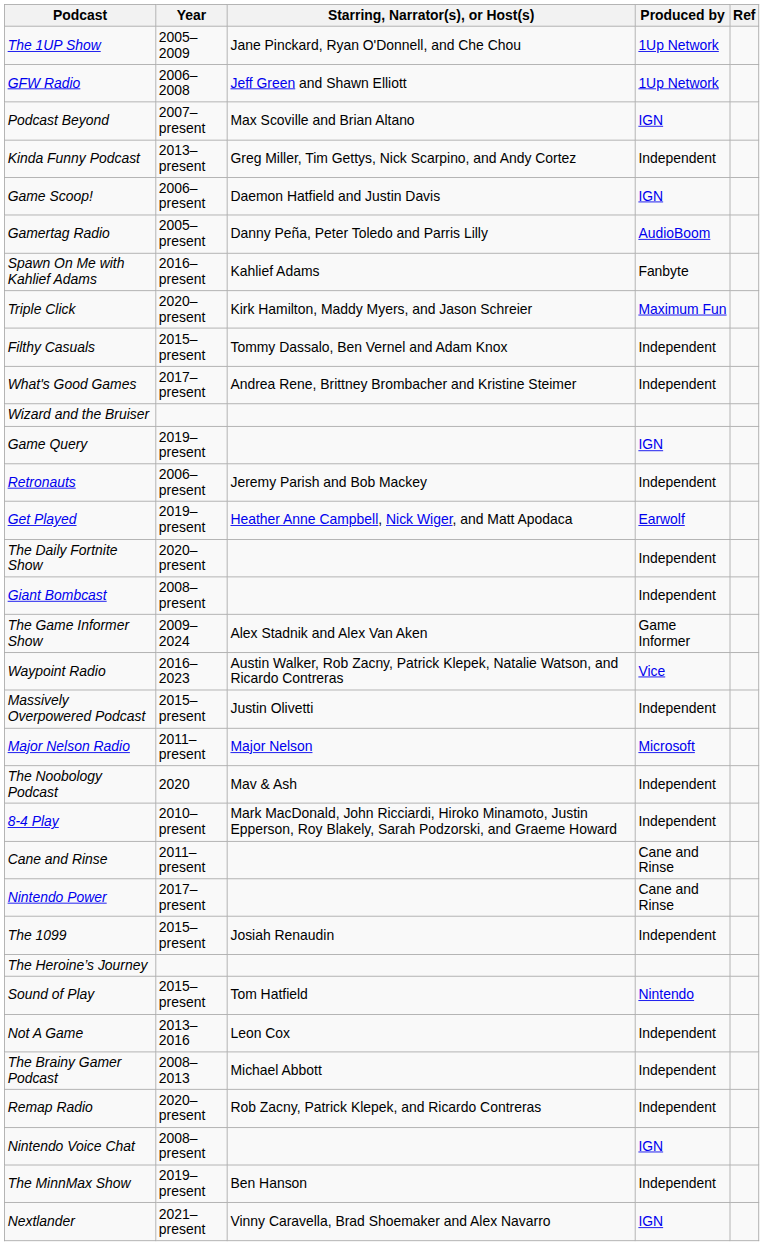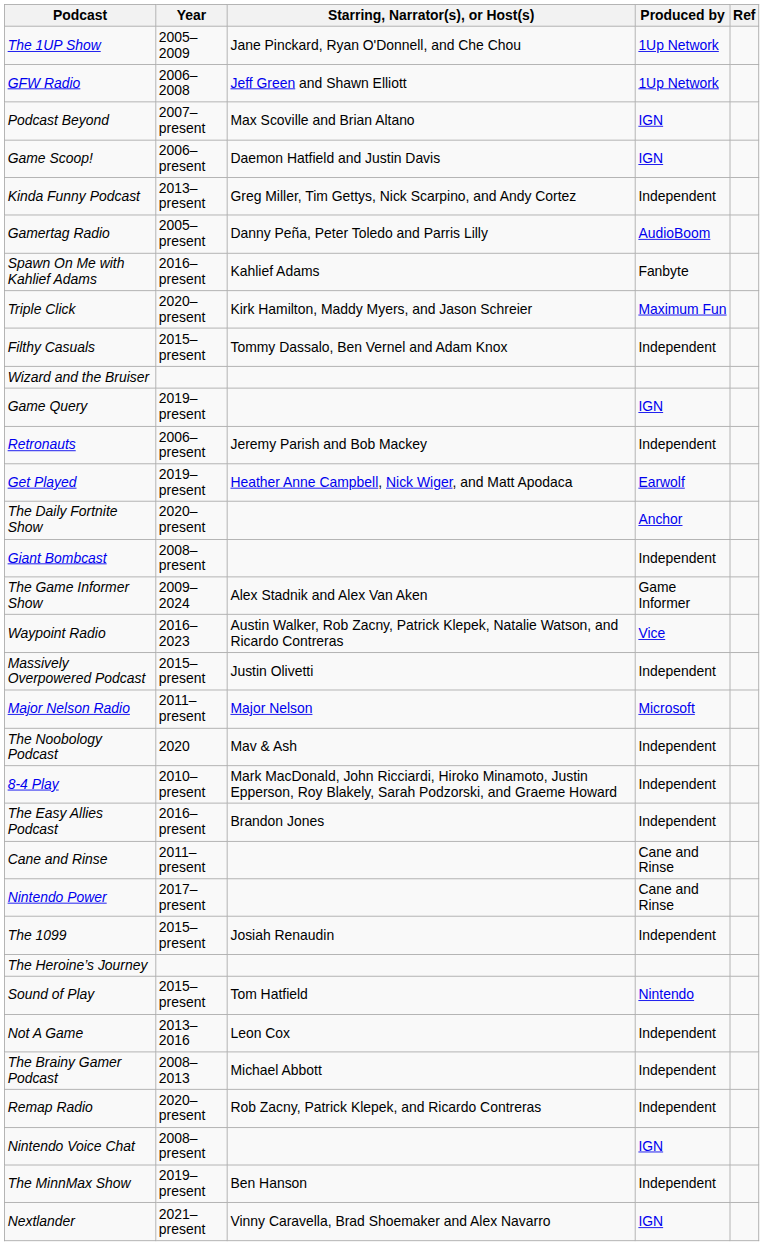rows swapped: (74, 158) <-> (50, 196)
- row: (72, 385)
(677, 558) Independent -> (660, 520) Anchor
+ row: (55, 822)
